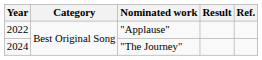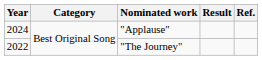(18, 30) 2022 -> (18, 30) 2024
(18, 47) 2024 -> (18, 47) 2022
